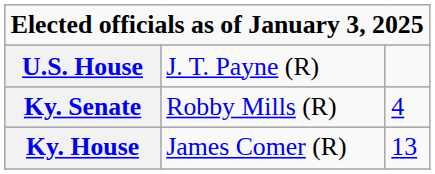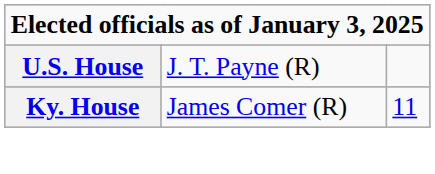- row: (83, 106)
(404, 147) 13 -> (405, 106) 11
